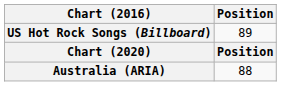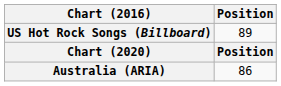(245, 71) 88 -> (245, 71) 86
